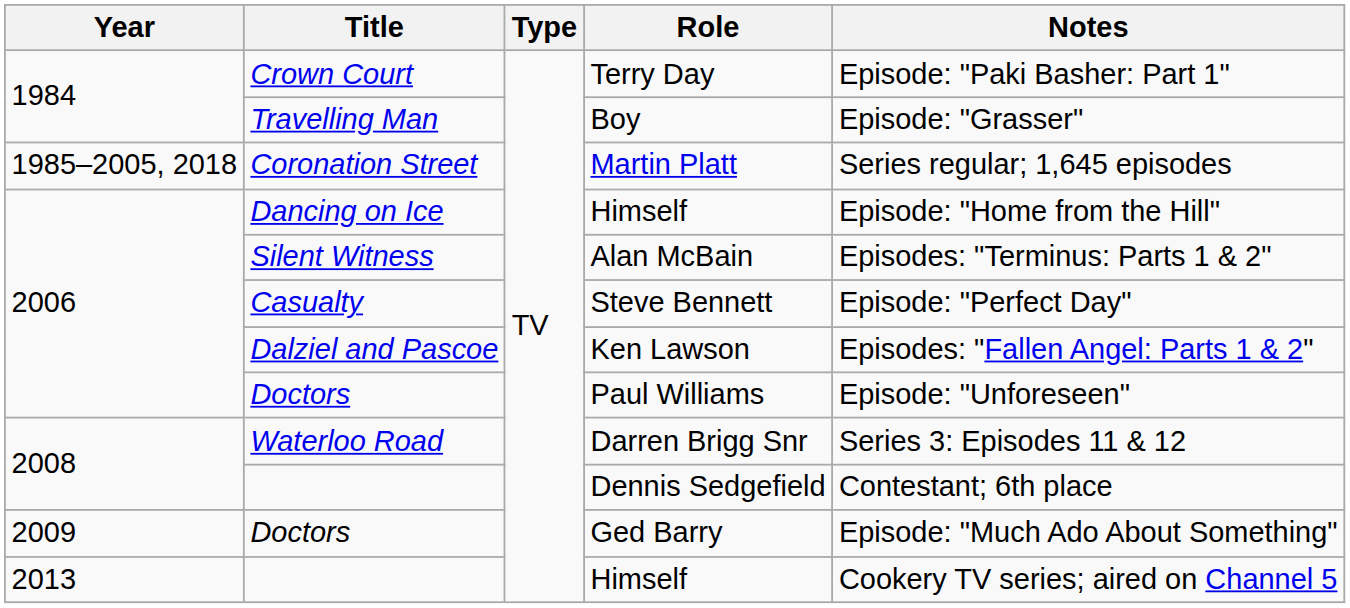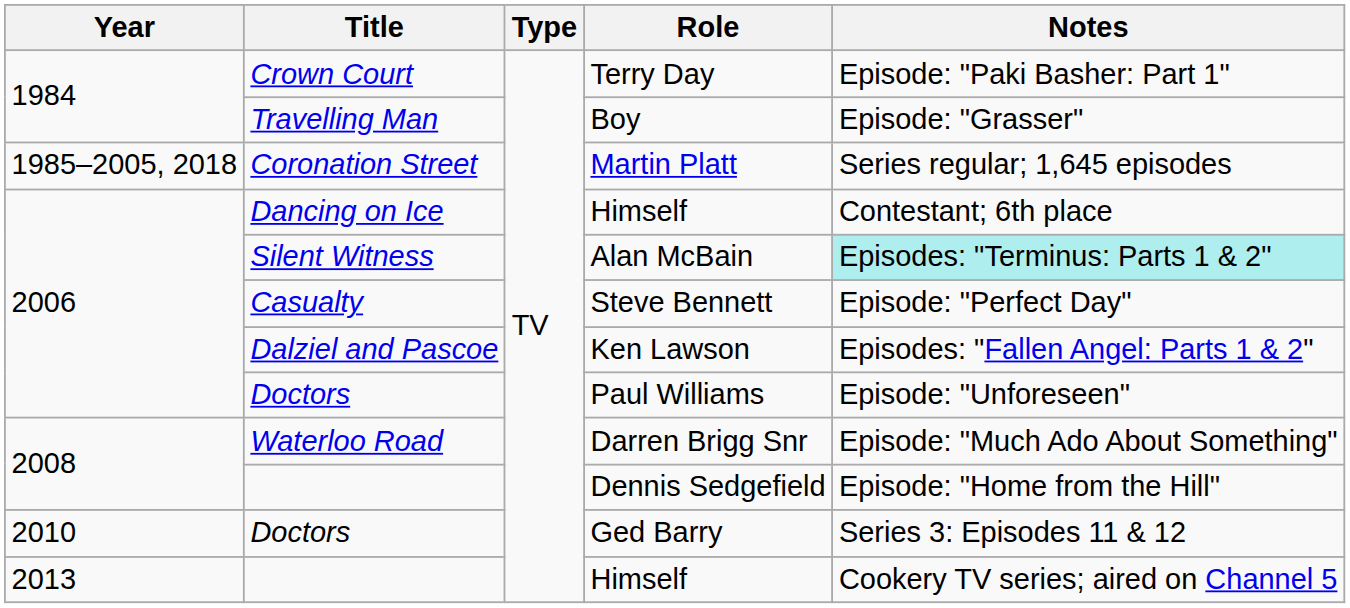(1029, 211) Episode: "Home from the Hill" -> (976, 211) Contestant; 6th place
(1055, 257) no background -> (1055, 257) paleturquoise background
(1012, 440) Series 3: Episodes 11 & 12 -> (1088, 440) Episode: "Much Ado About Something"
(976, 486) Contestant; 6th place -> (1029, 486) Episode: "Home from the Hill"
(44, 532) 2009 -> (44, 532) 2010
(1088, 532) Episode: "Much Ado About Something" -> (1012, 532) Series 3: Episodes 11 & 12
